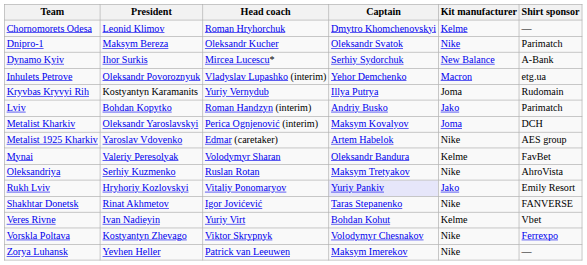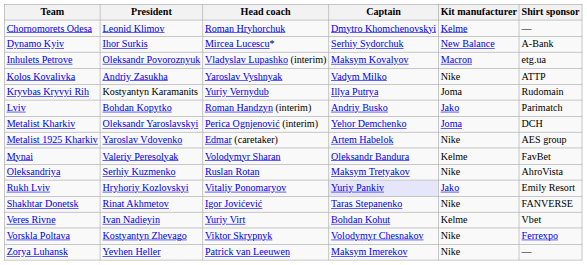- row: (25, 44)
(369, 76) Yehor Demchenko -> (370, 60) Maksym Kovalyov
+ row: (41, 76)
(370, 124) Maksym Kovalyov -> (369, 124) Yehor Demchenko
